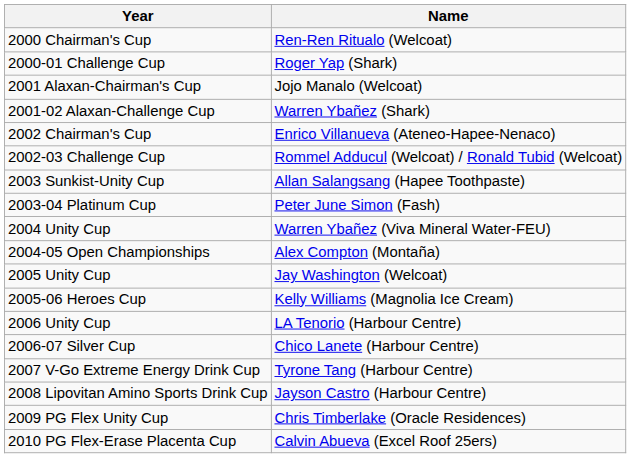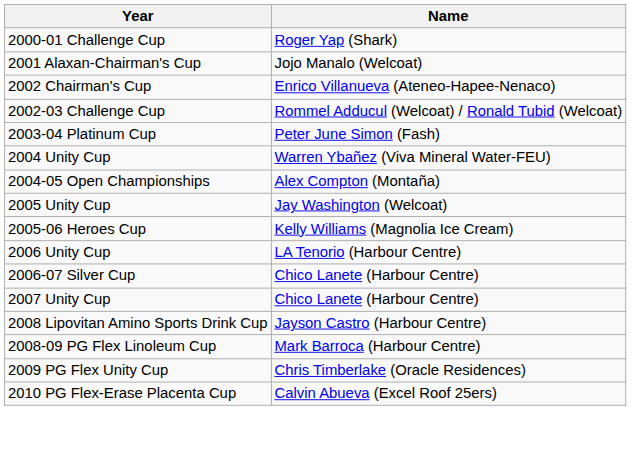- row: (80, 39)
- row: (111, 110)
- row: (86, 181)
+ row: (59, 299)
- row: (134, 370)
+ row: (112, 346)
